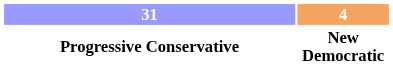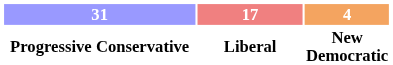+ column: (250, 14)
